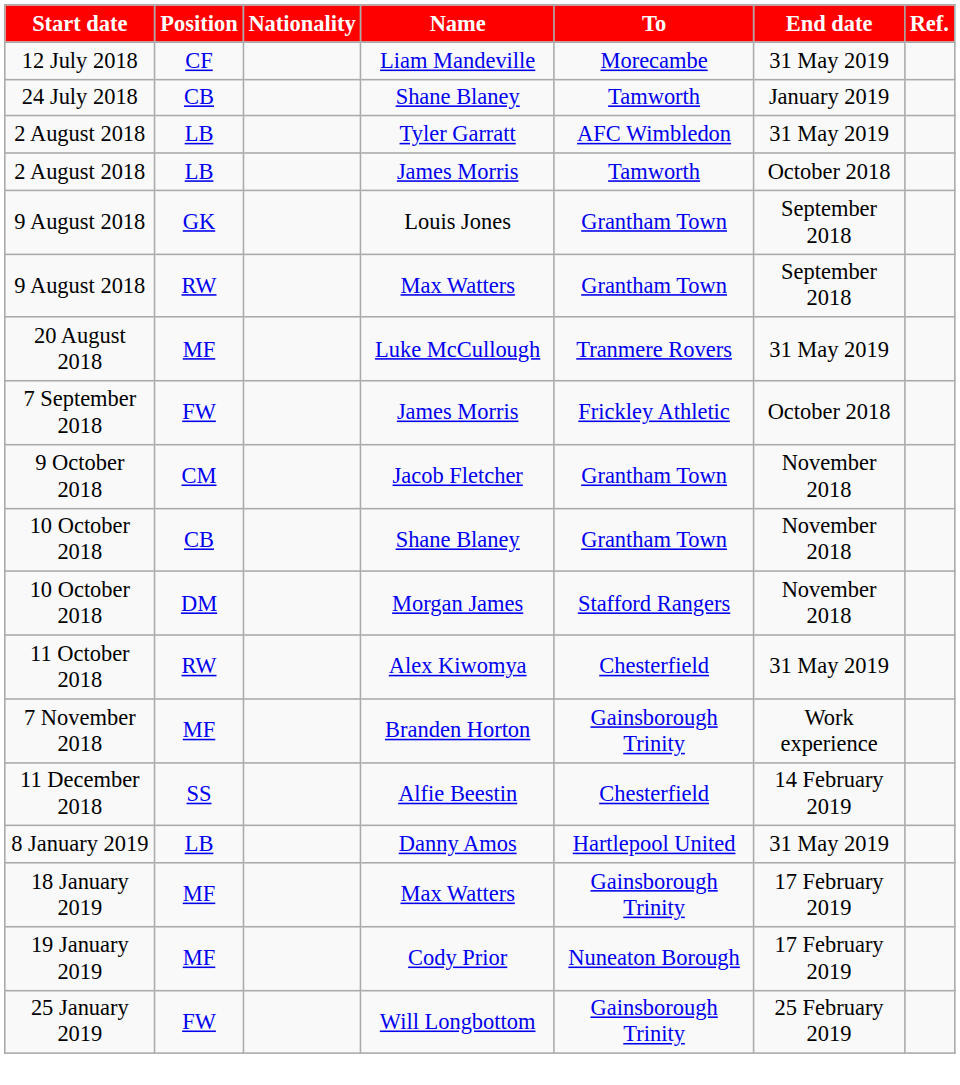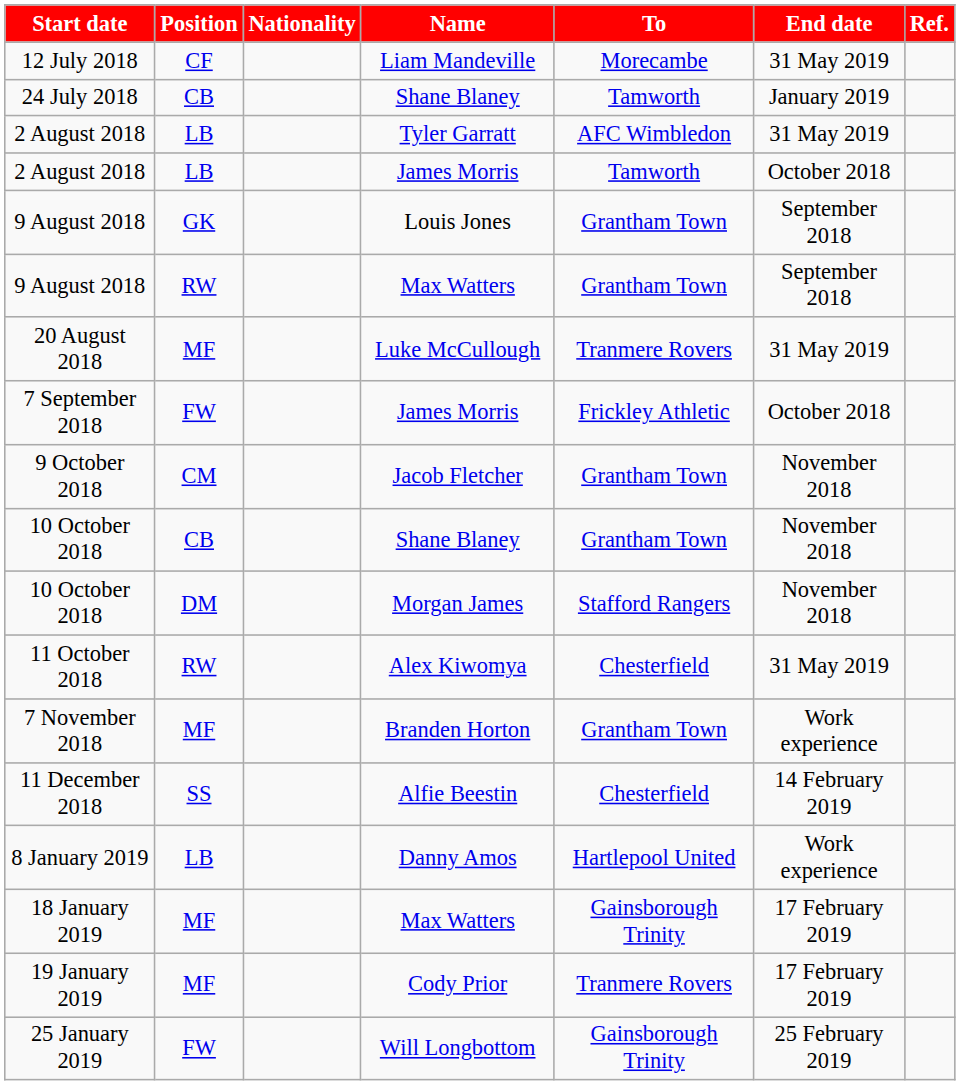(654, 730) Gainsborough Trinity -> (654, 730) Grantham Town
(829, 844) 31 May 2019 -> (829, 857) Work experience
(654, 958) Nuneaton Borough -> (654, 984) Tranmere Rovers
